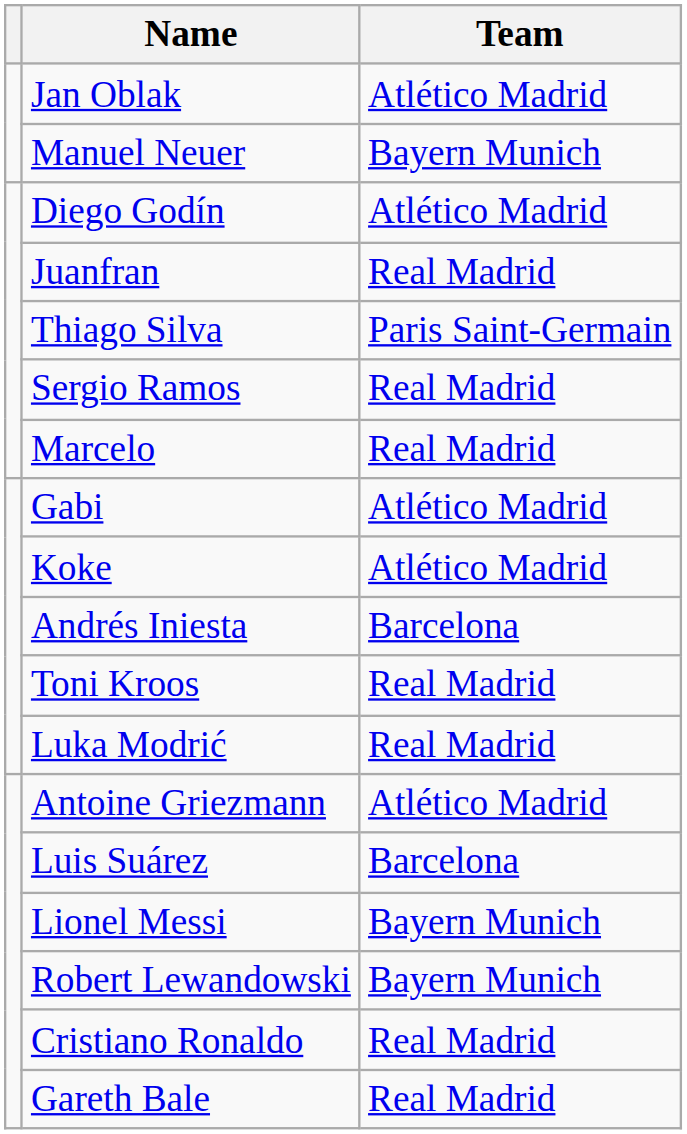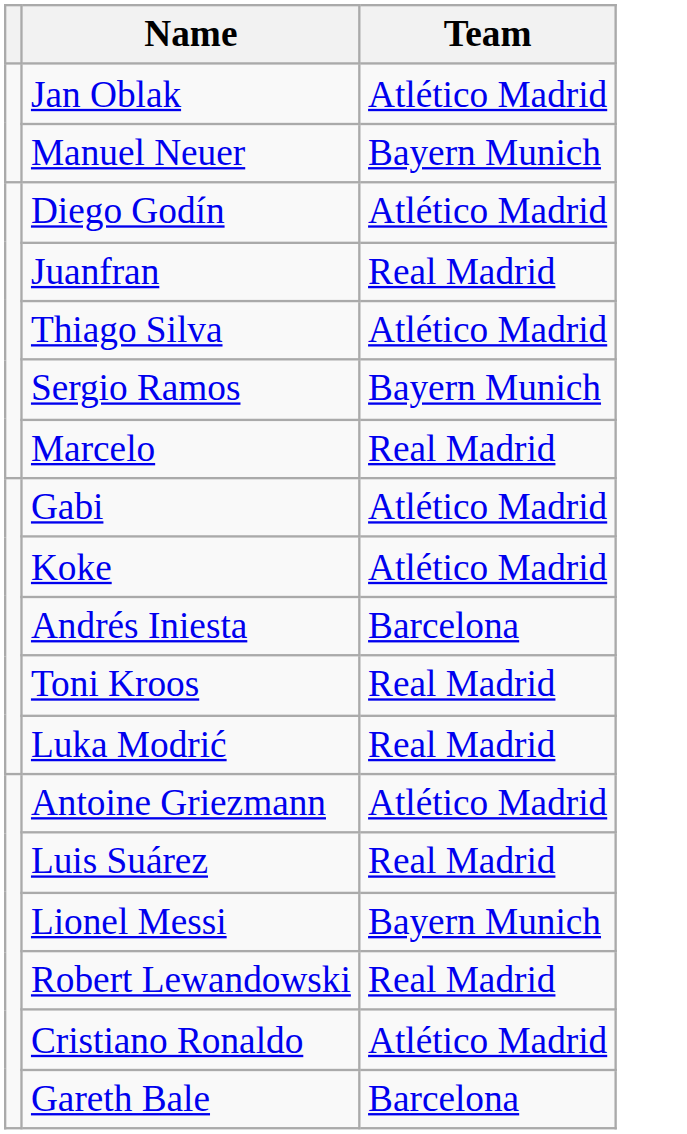(520, 329) Paris Saint-Germain -> (488, 329) Atlético Madrid
(462, 388) Real Madrid -> (485, 388) Bayern Munich
(444, 861) Barcelona -> (462, 861) Real Madrid
(485, 980) Bayern Munich -> (462, 980) Real Madrid
(462, 1039) Real Madrid -> (488, 1039) Atlético Madrid
(462, 1098) Real Madrid -> (444, 1098) Barcelona
